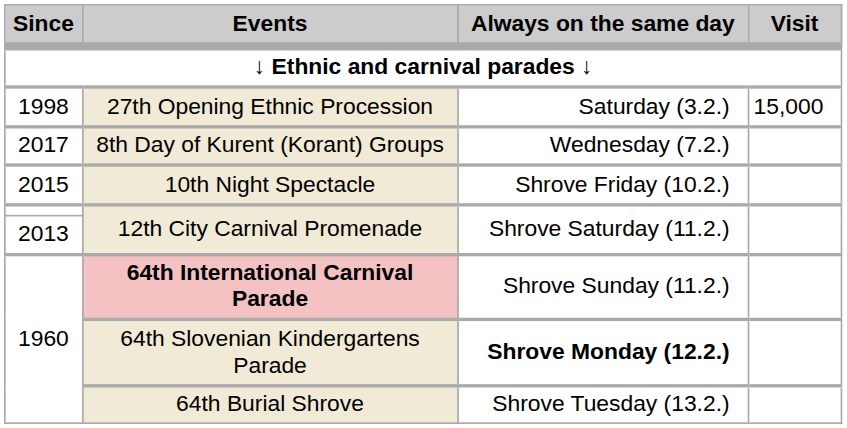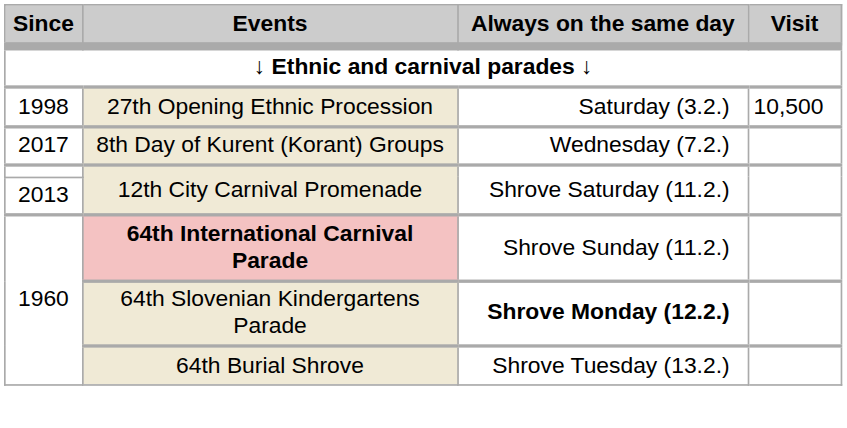(795, 105) 15,000 -> (795, 105) 10,500
- row: (43, 183)
